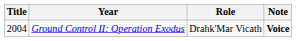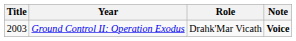(17, 28) 2004 -> (17, 28) 2003
